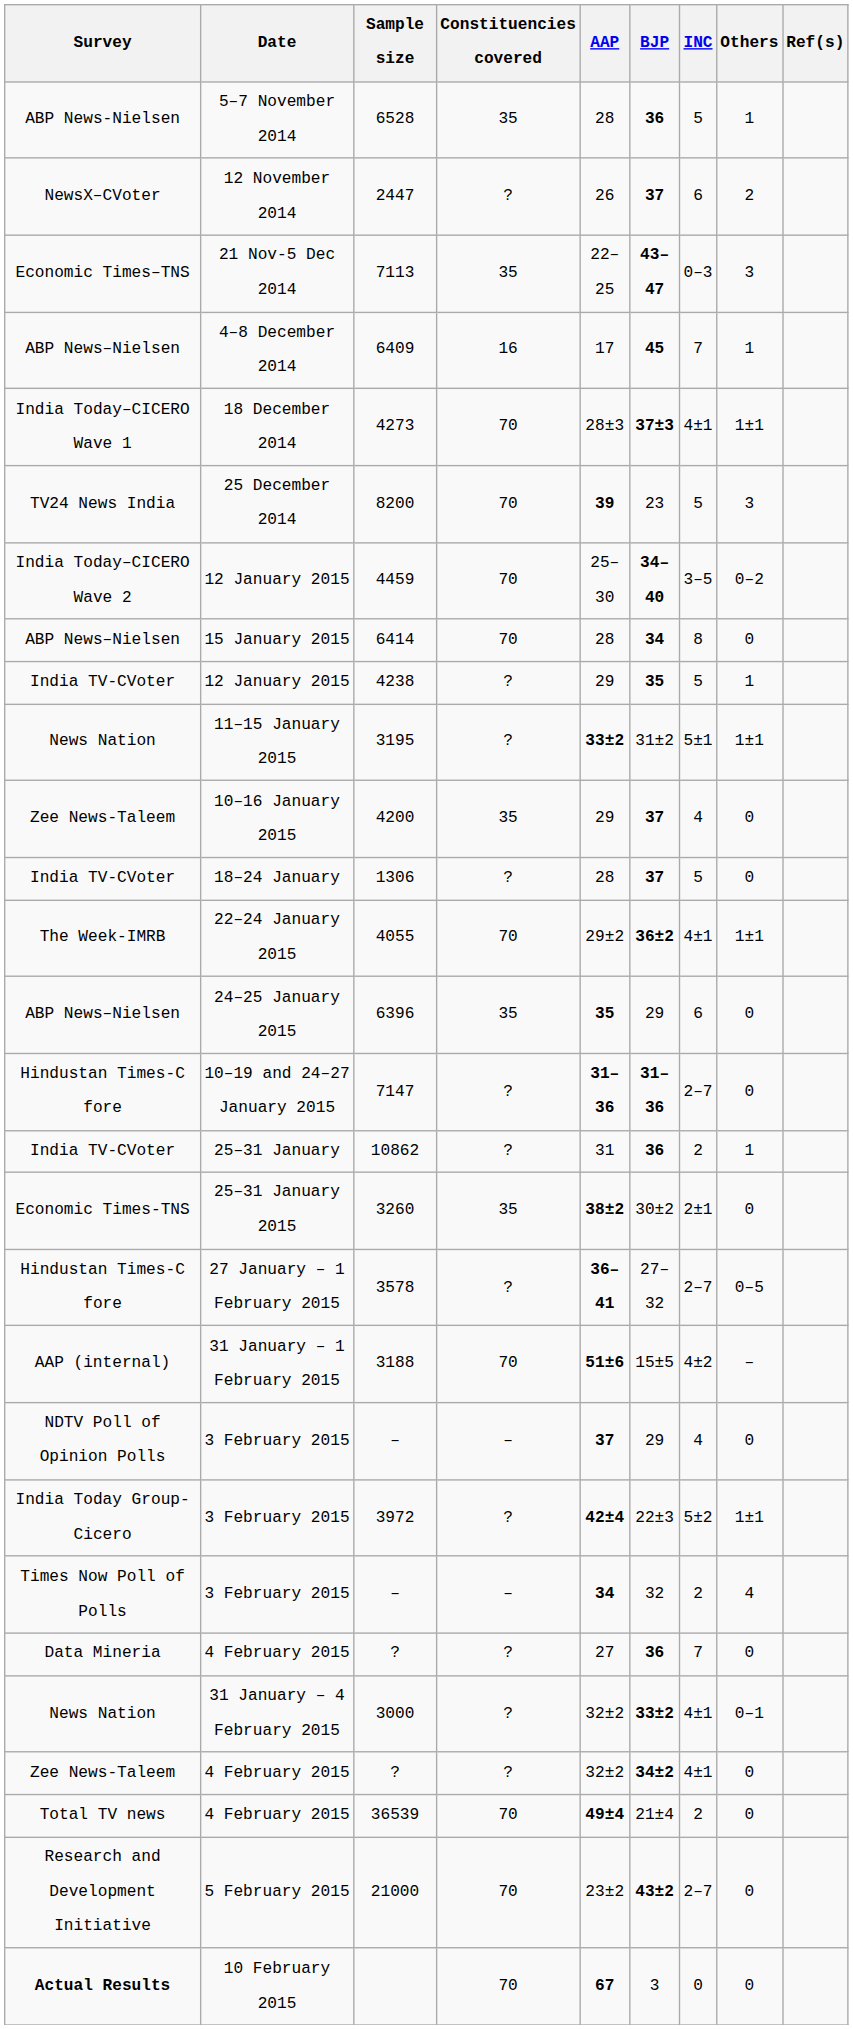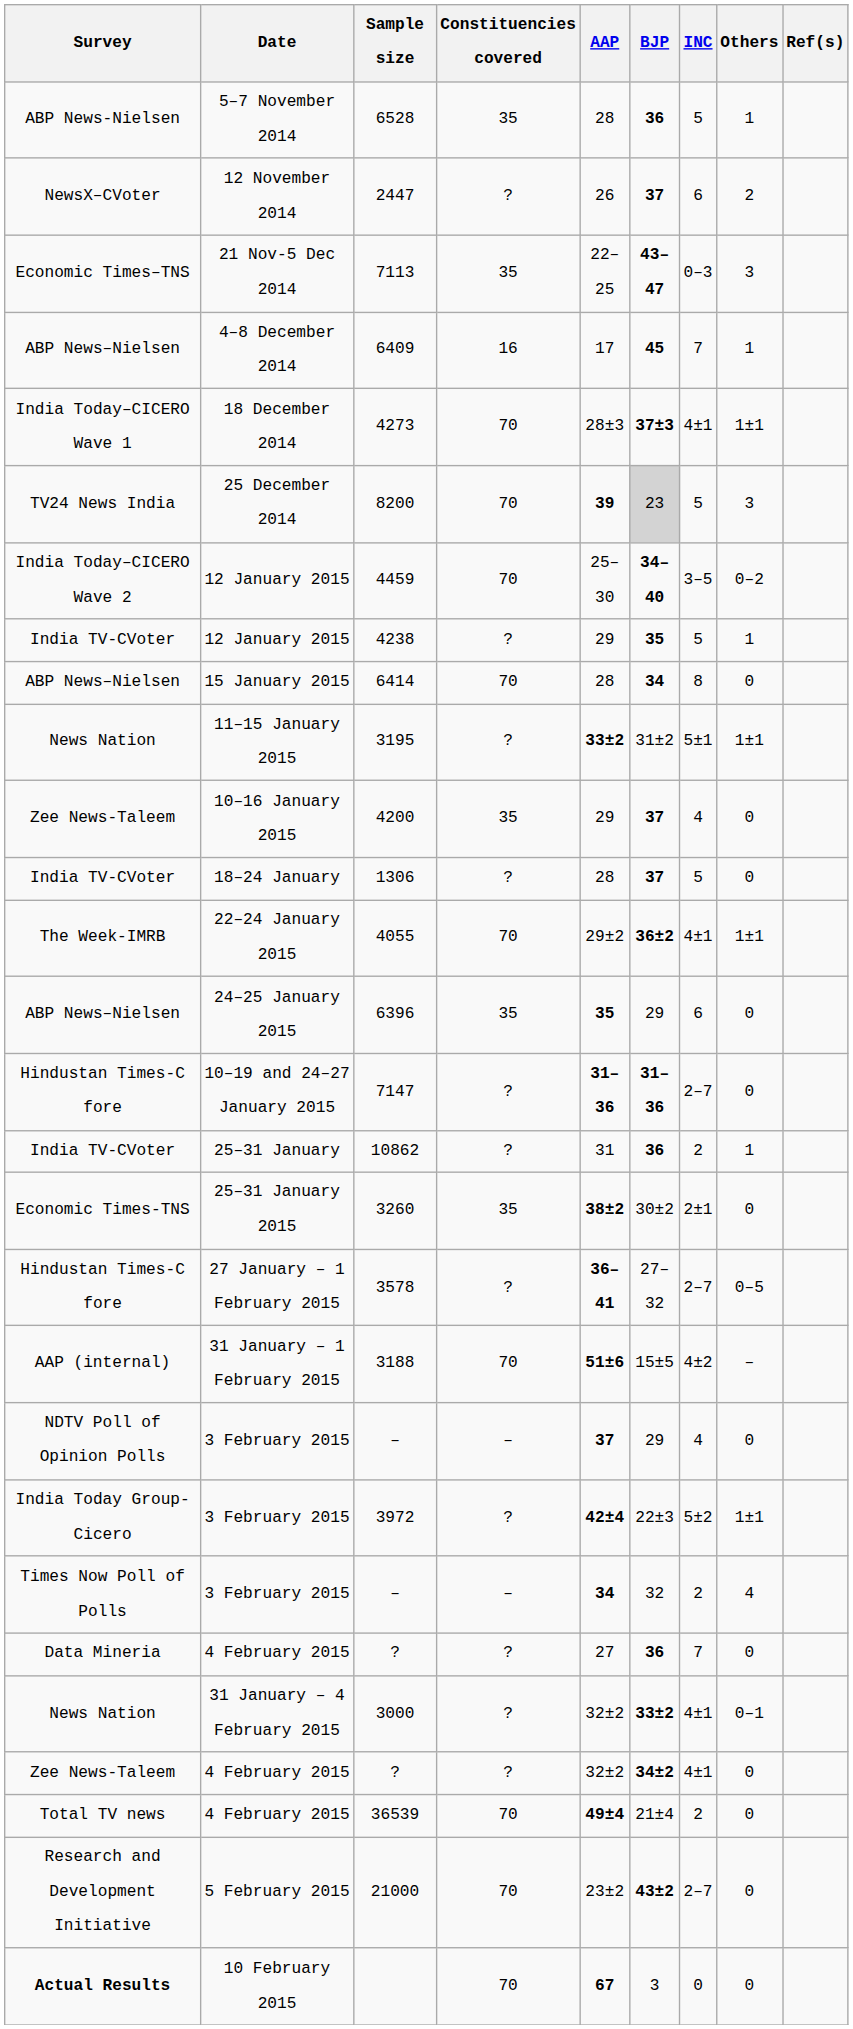(655, 503) no background -> (655, 503) lightgrey background
rows swapped: (103, 682) <-> (103, 639)
